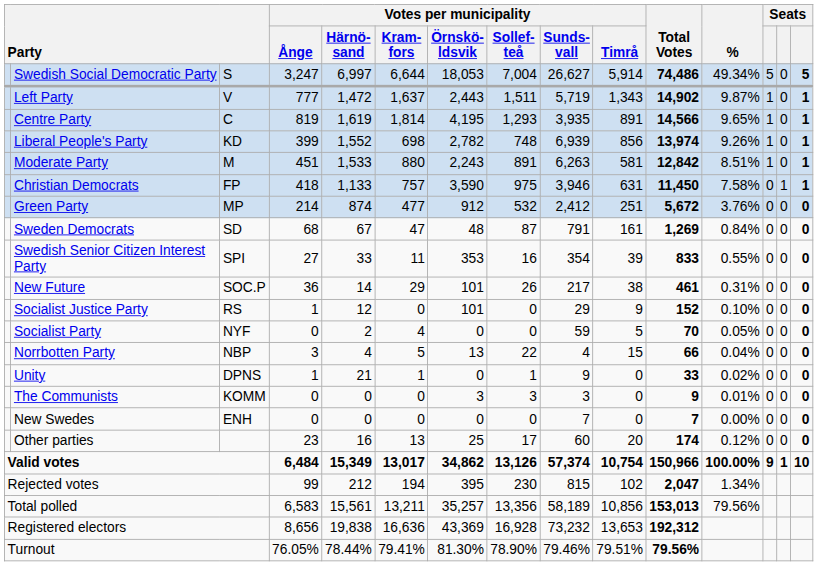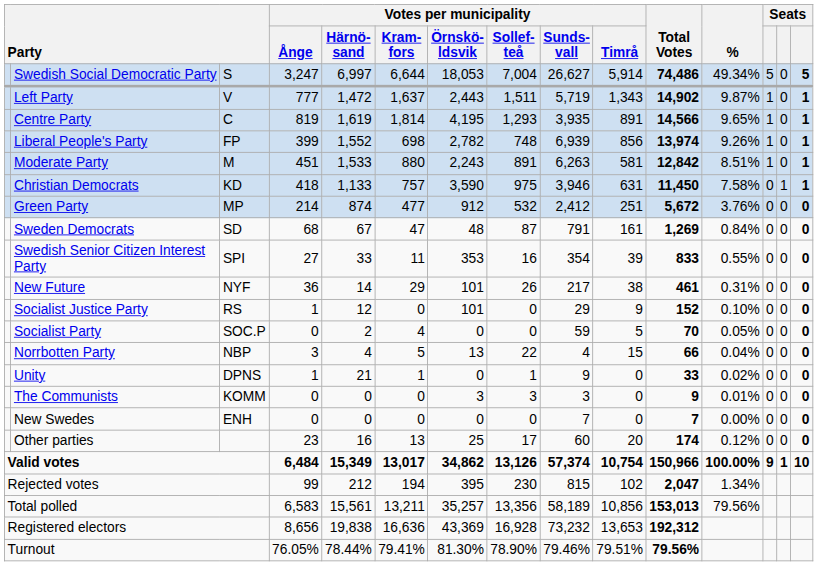(232, 141) KD -> (232, 141) FP
(232, 185) FP -> (232, 185) KD
(244, 288) SOC.P -> (237, 288) NYF
(237, 331) NYF -> (244, 331) SOC.P
